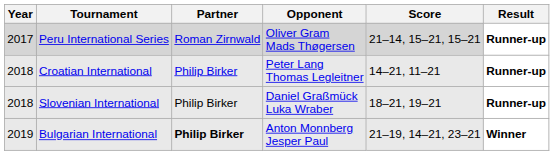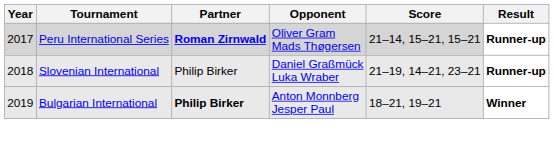(217, 39) normal -> (220, 39) bold
- row: (95, 71)
(405, 103) 18–21, 19–21 -> (425, 71) 21–19, 14–21, 23–21
(425, 135) 21–19, 14–21, 23–21 -> (405, 103) 18–21, 19–21
